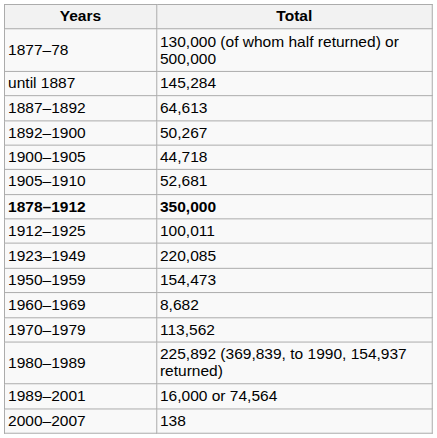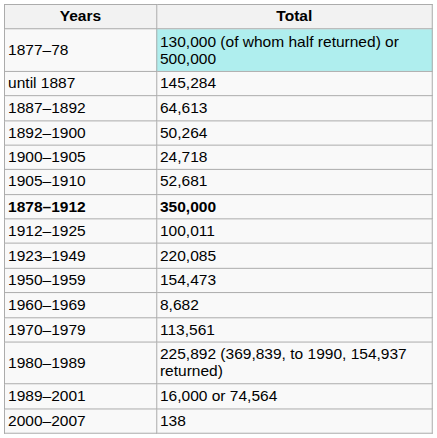(279, 50) no background -> (279, 50) paleturquoise background
(184, 132) 50,267 -> (184, 132) 50,264
(184, 157) 44,718 -> (184, 157) 24,718
(187, 329) 113,562 -> (187, 329) 113,561
